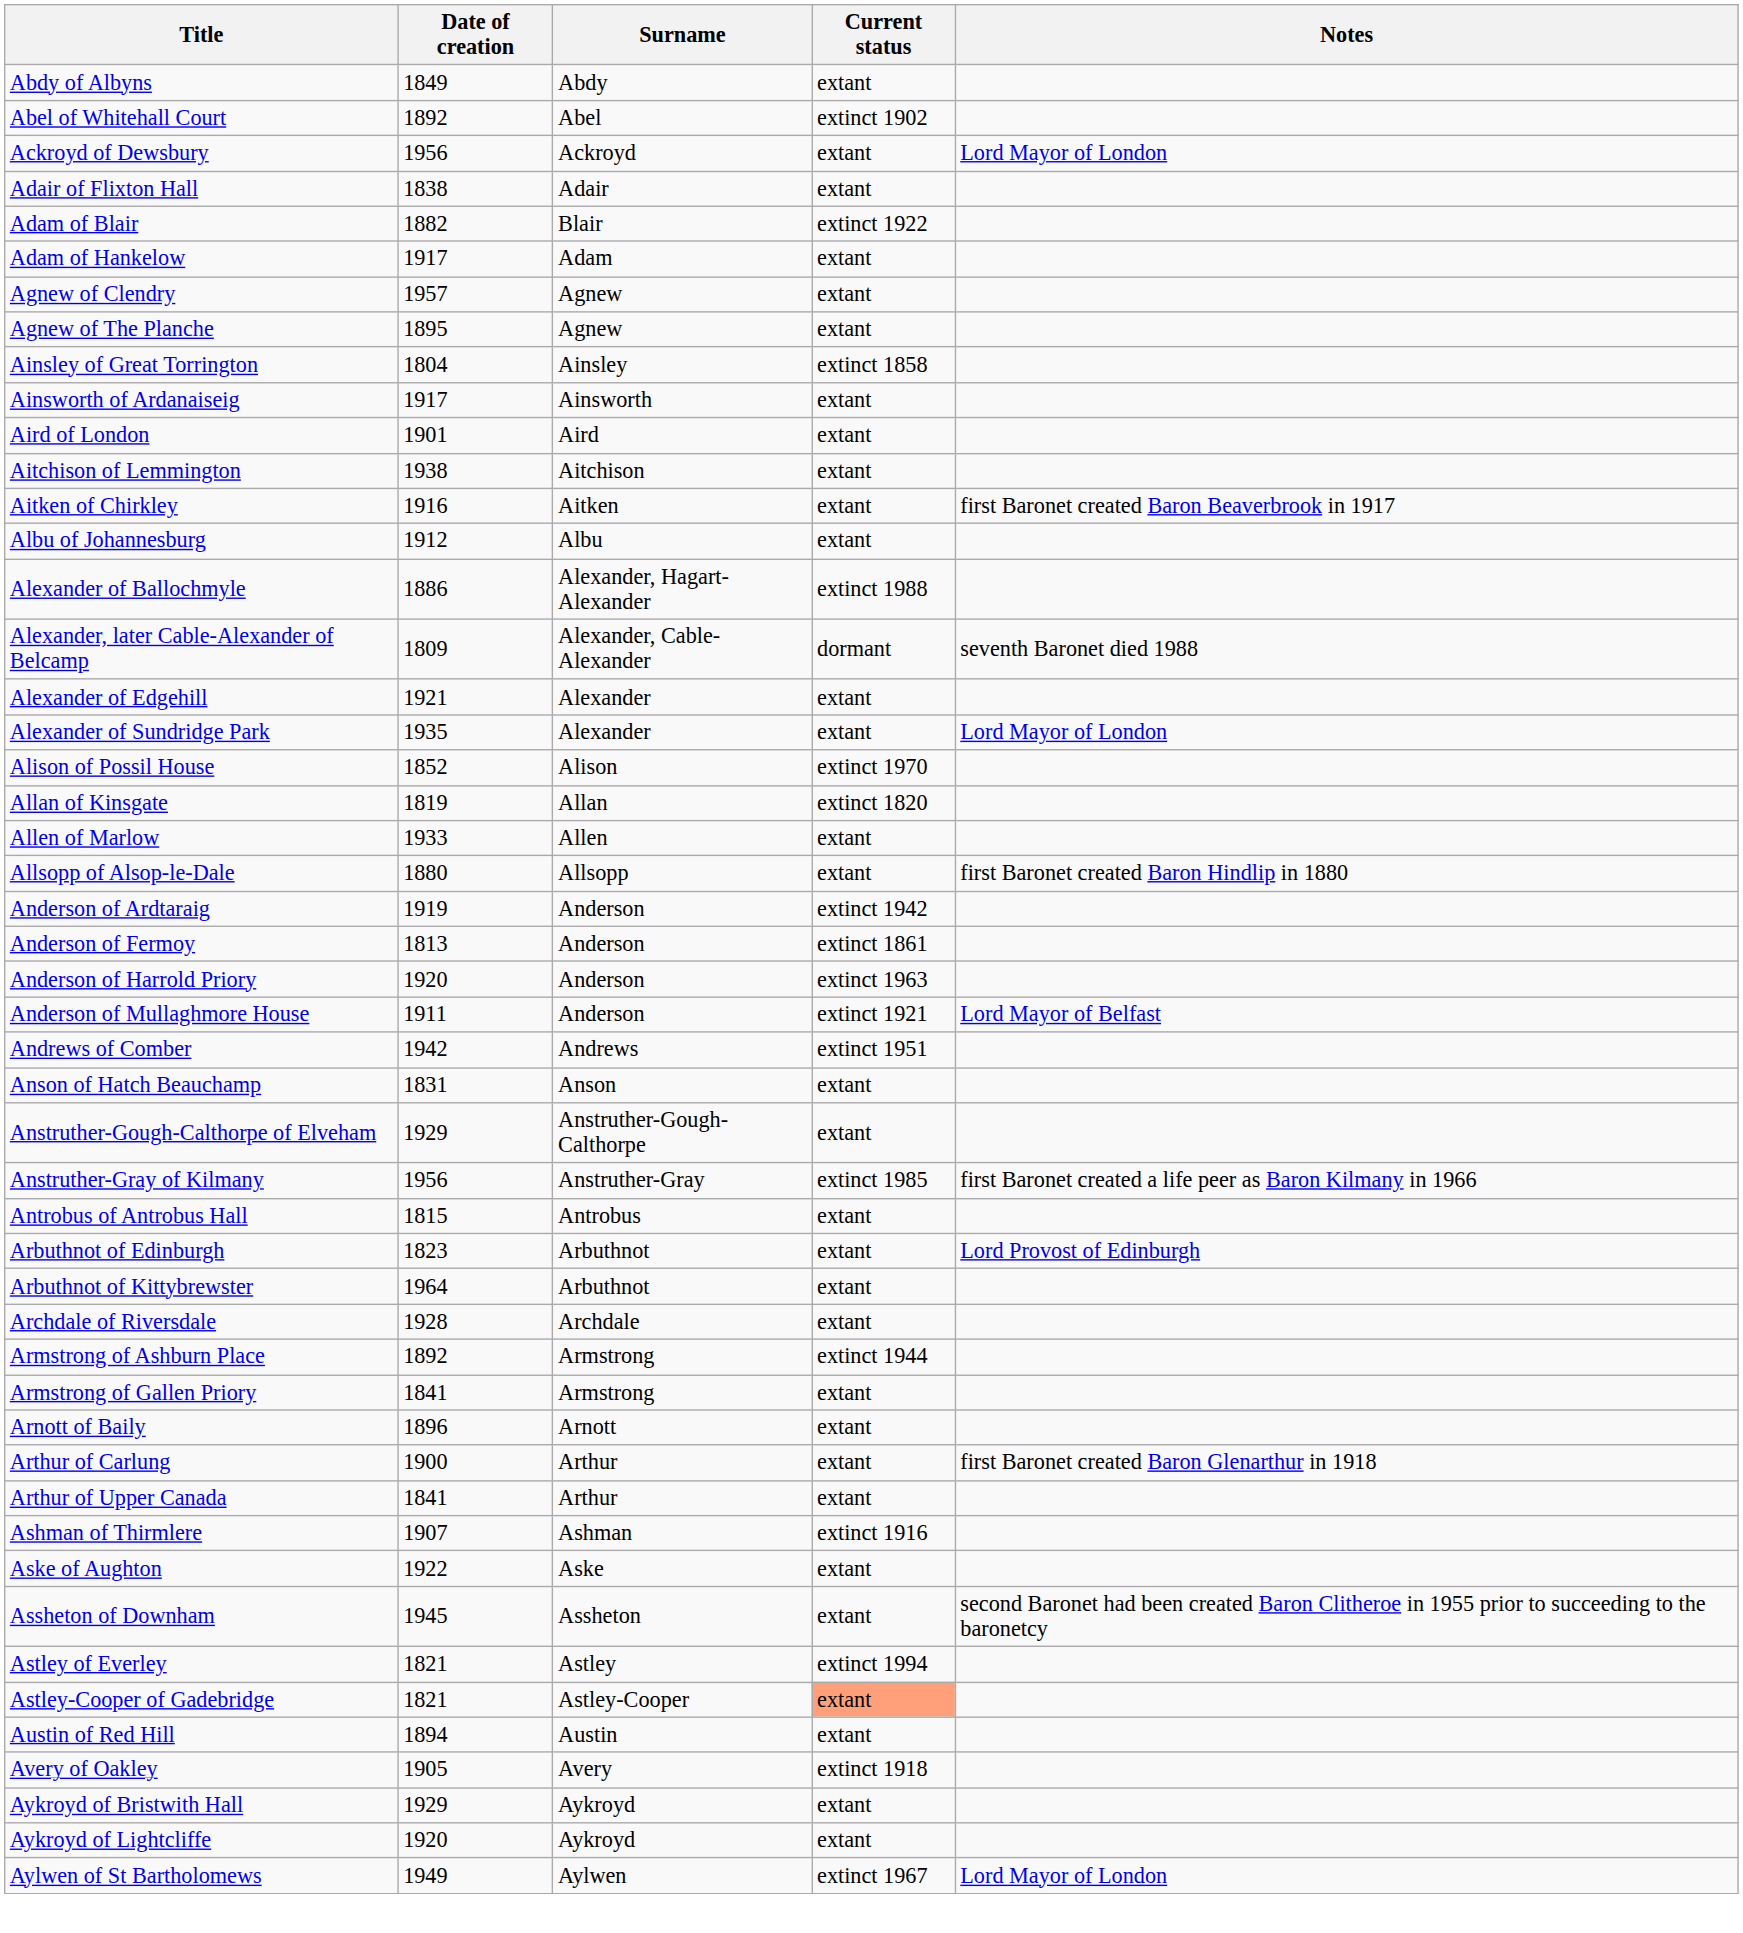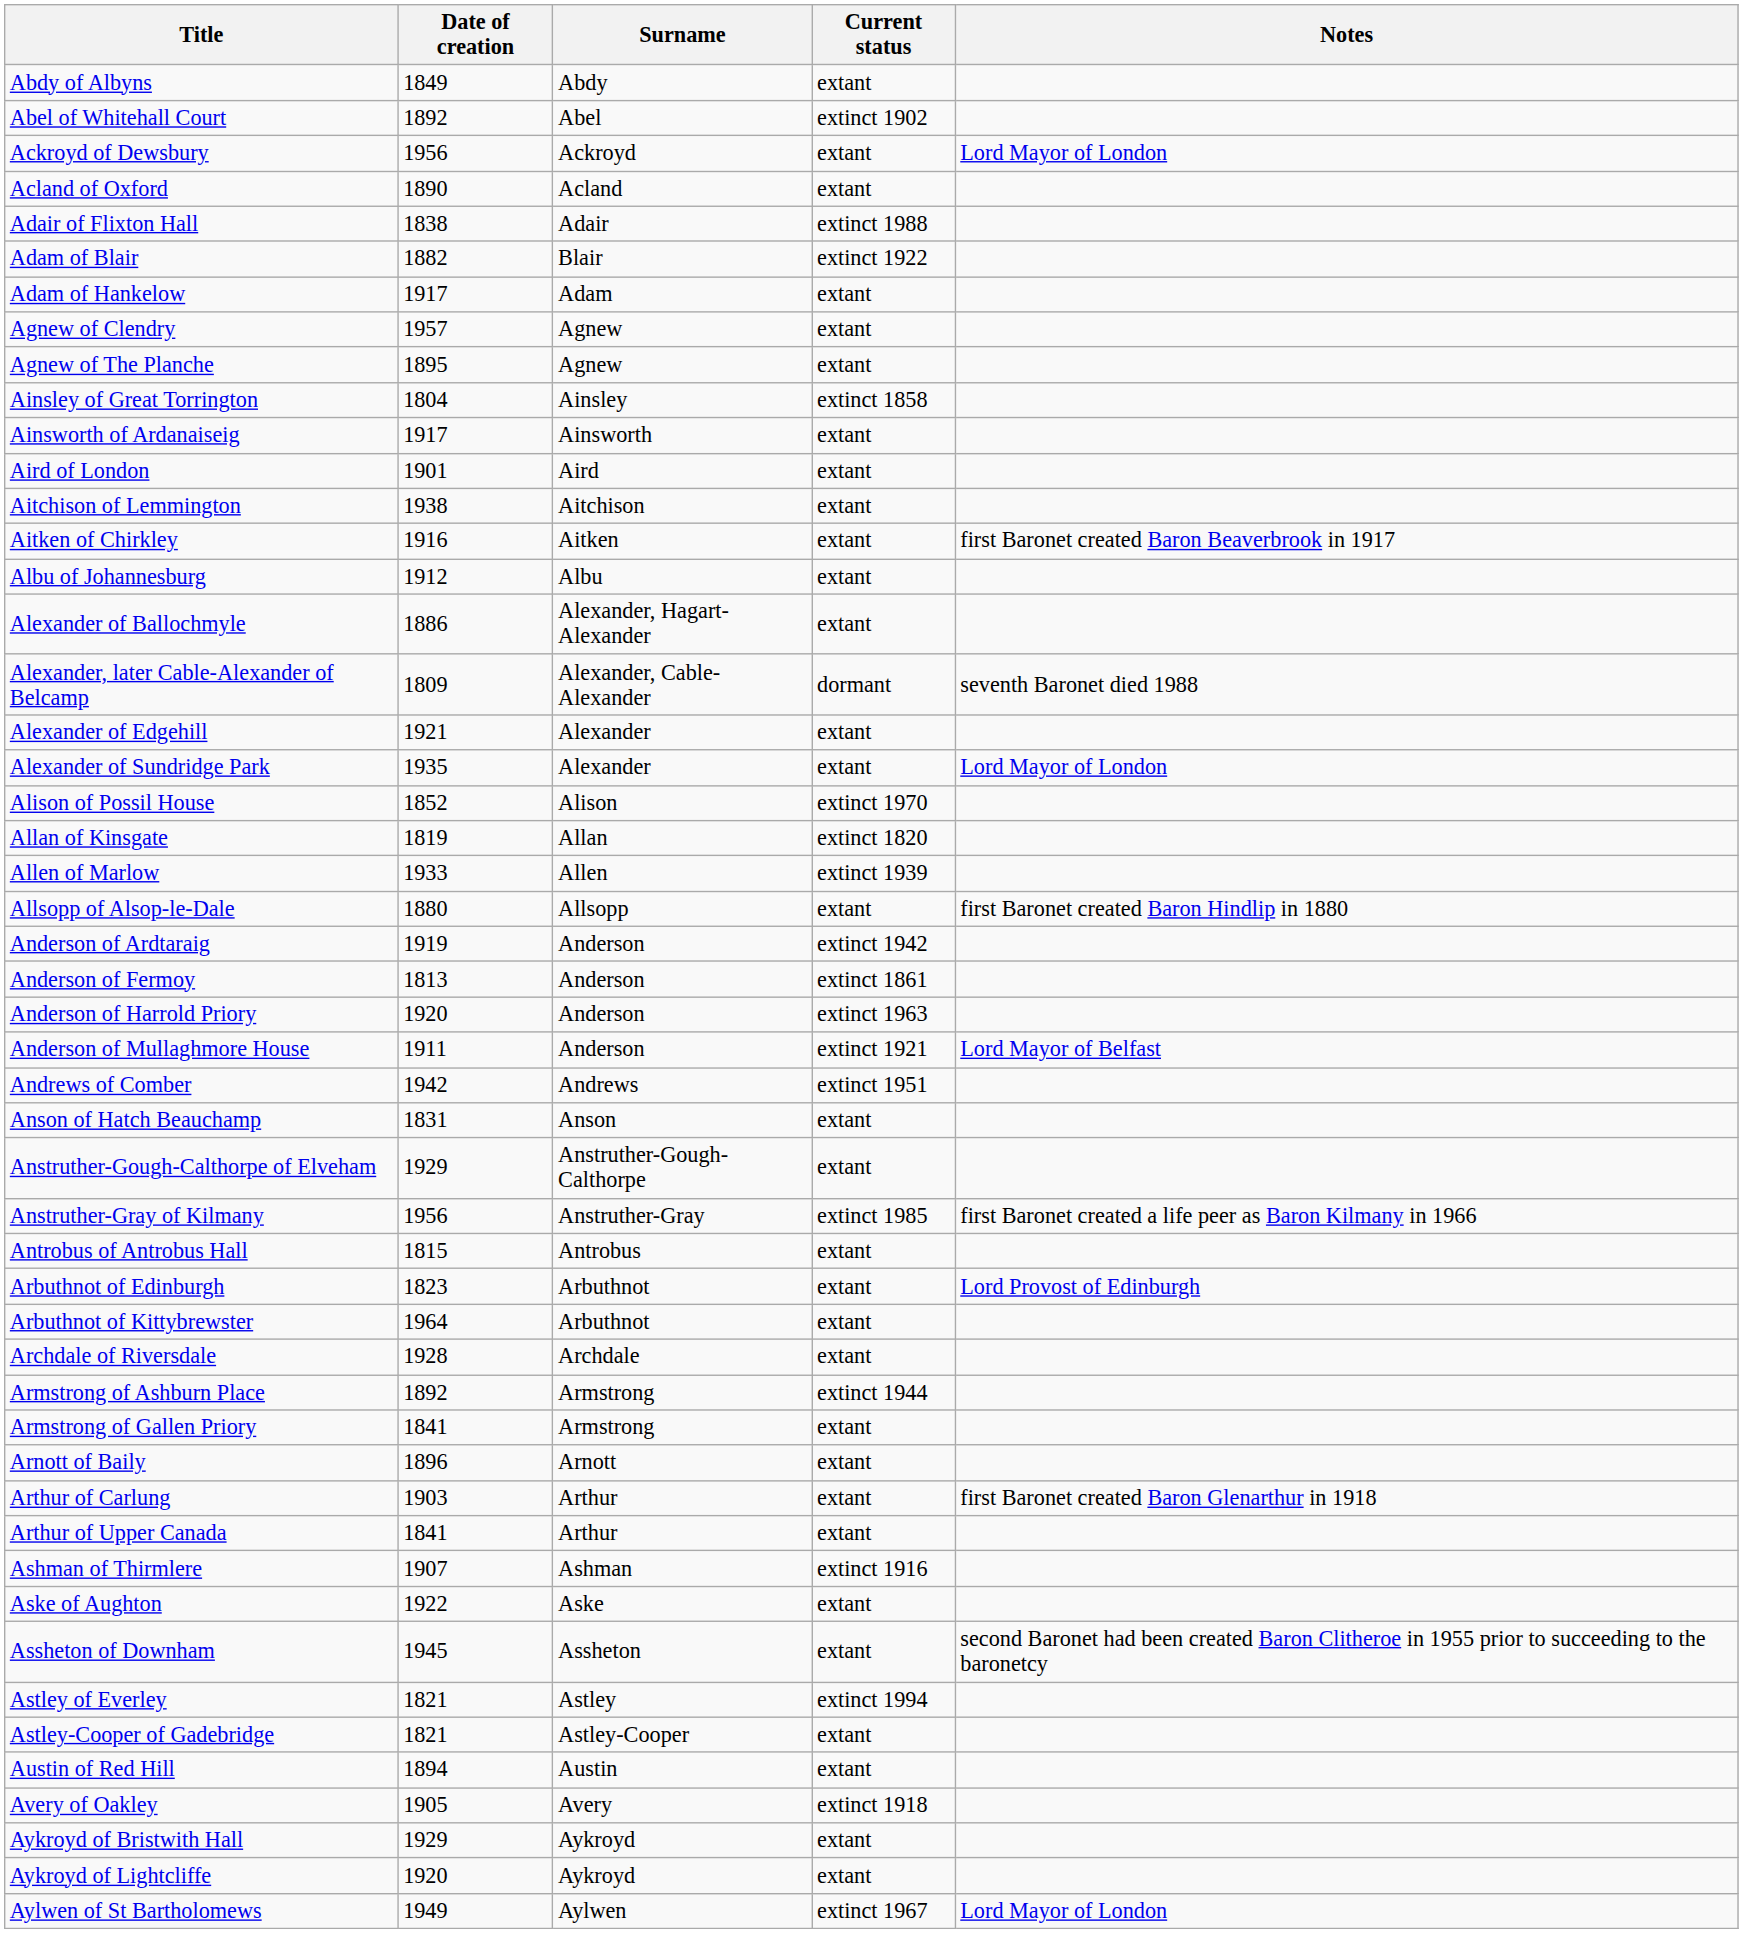+ row: (89, 188)
(844, 188) extant -> (872, 223) extinct 1988
(872, 588) extinct 1988 -> (844, 624) extant
(844, 837) extant -> (872, 873) extinct 1939
(425, 1462) 1900 -> (425, 1497) 1903
(844, 1699) lightsalmon background -> (844, 1734) no background
